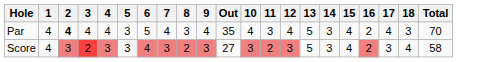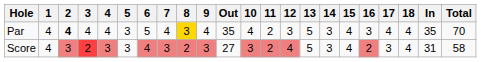+ column: (430, 13)
(187, 31) no background -> (187, 31) gold background
(270, 31) 3 -> (270, 31) 2
(290, 31) 4 -> (290, 31) 3
(369, 31) 2 -> (369, 31) 3
(408, 31) 3 -> (408, 31) 4
(290, 48) 3 -> (290, 48) 4
